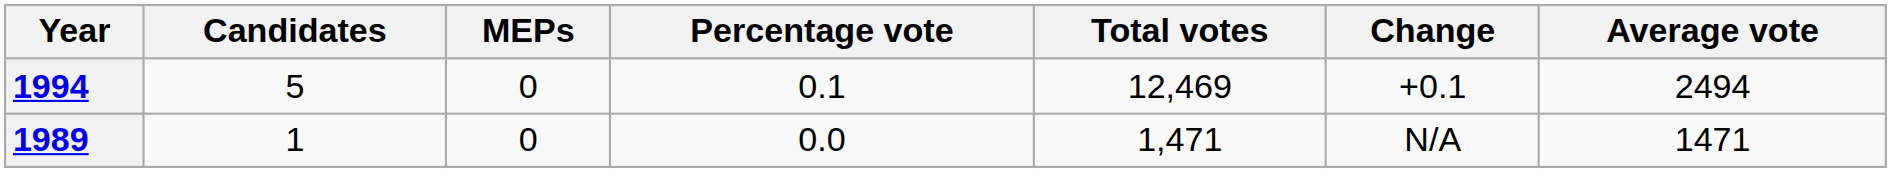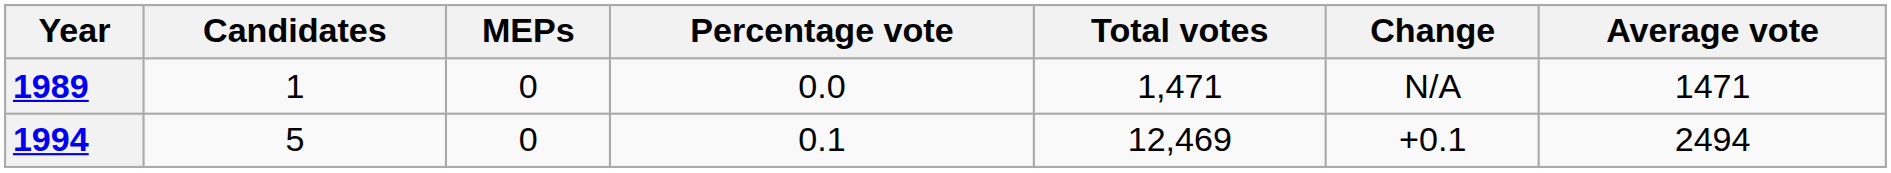rows swapped: (51, 139) <-> (51, 85)
